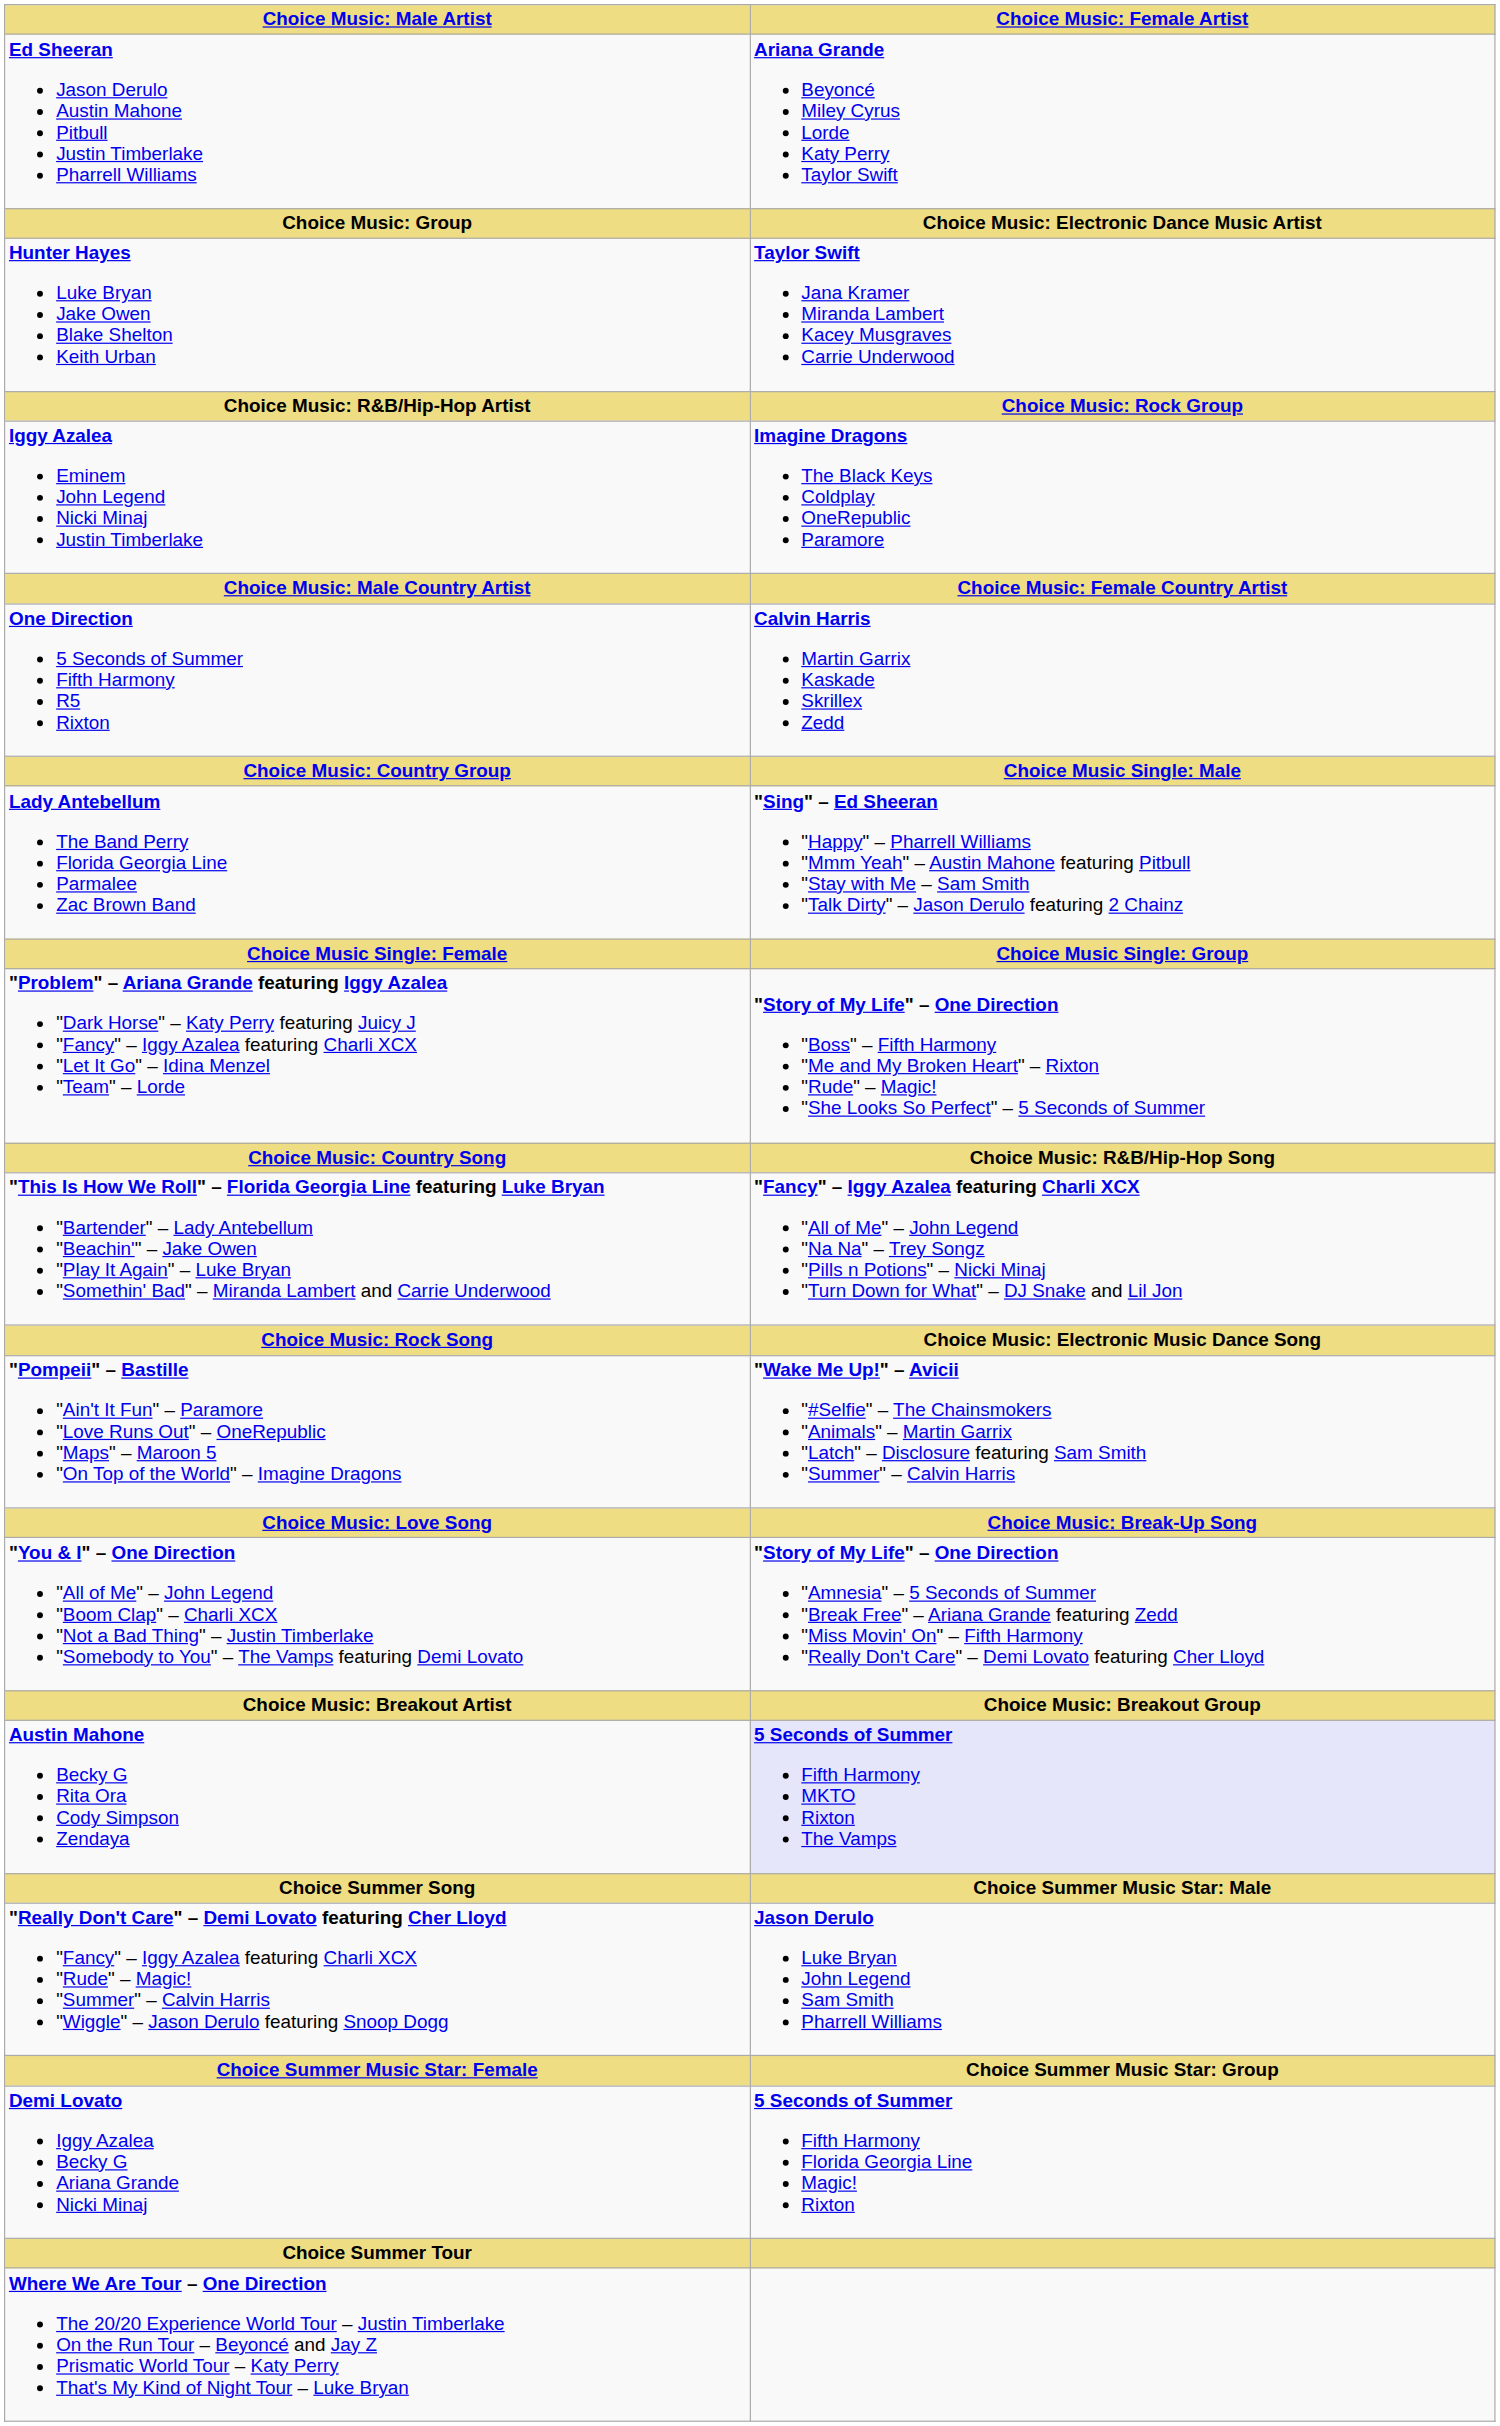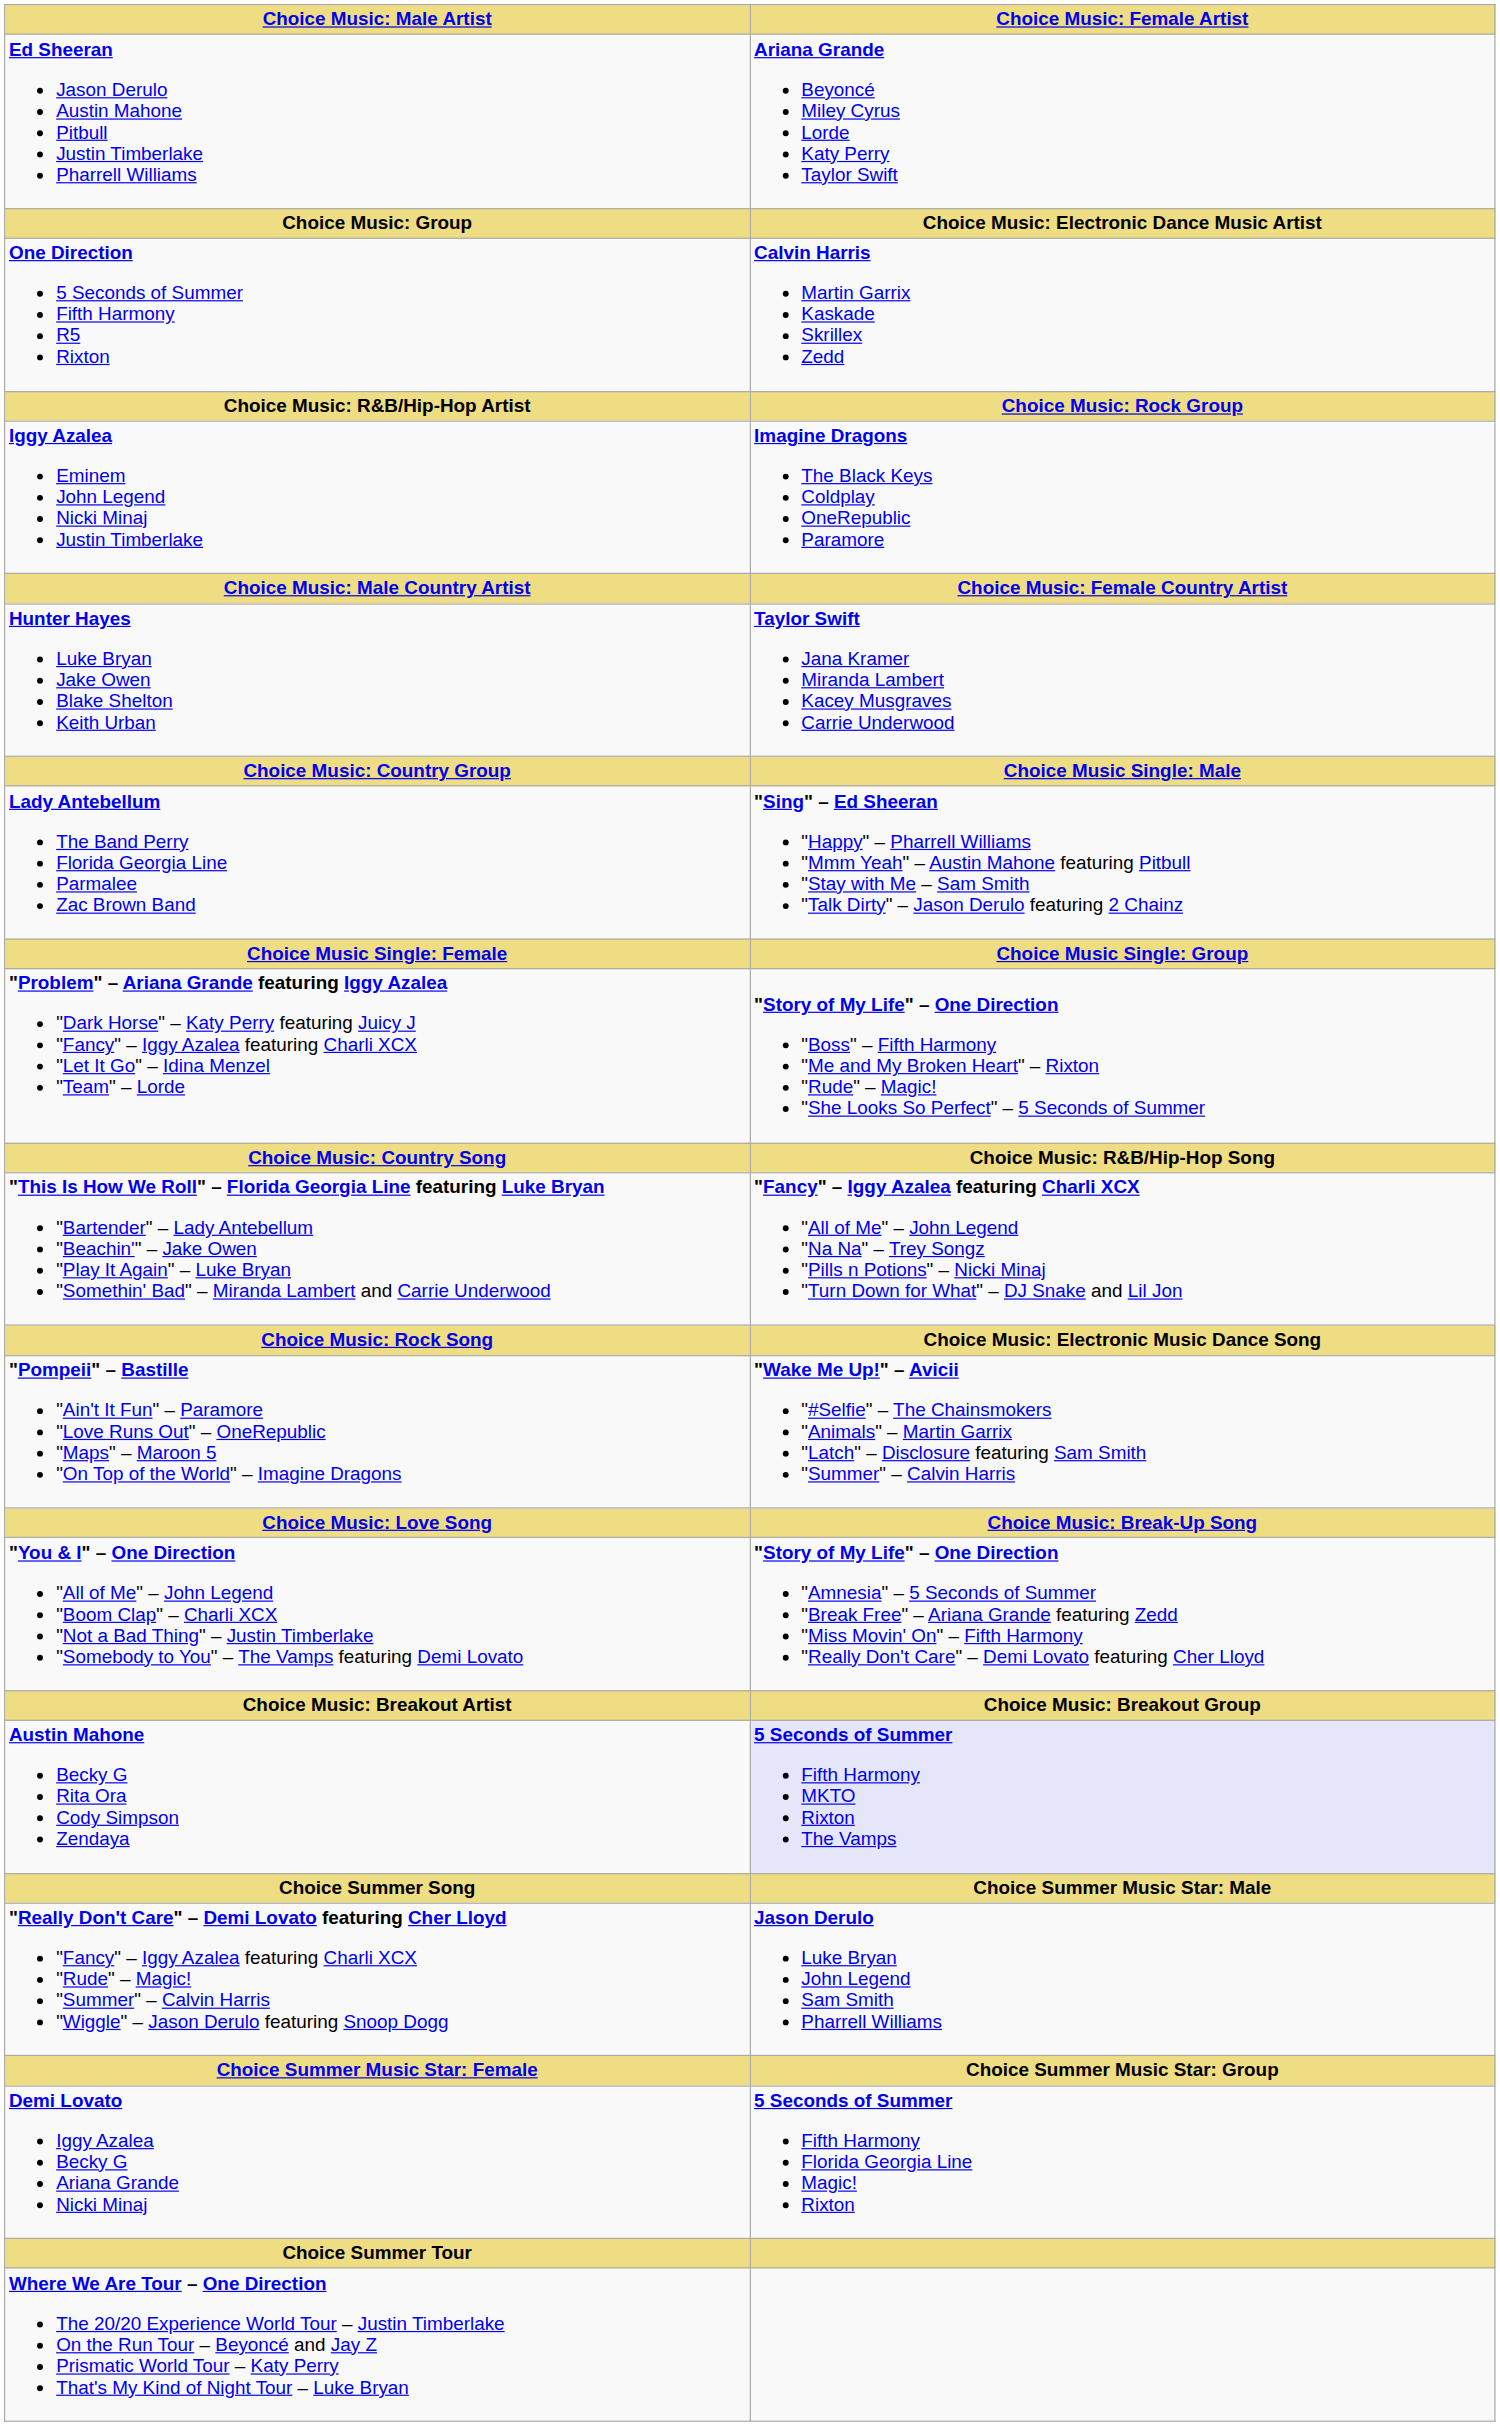rows swapped: (377, 670) <-> (377, 305)
